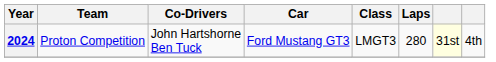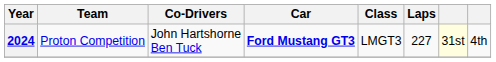(298, 41) normal -> (301, 41) bold
(416, 41) 280 -> (421, 41) 227
